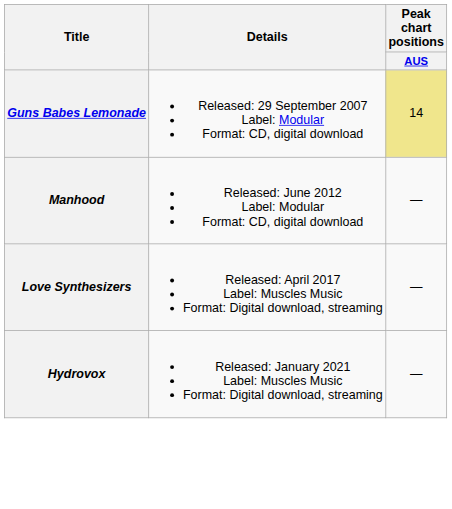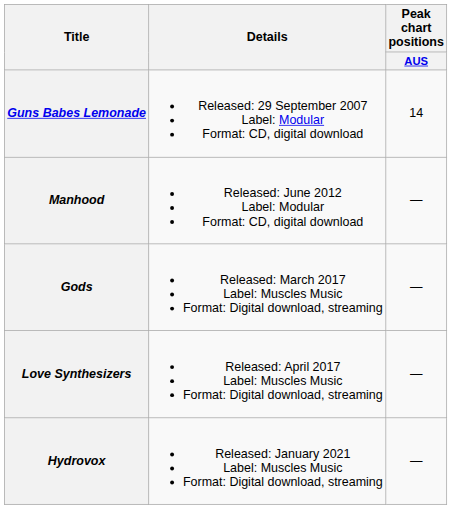(416, 113) khaki background -> (416, 113) no background
+ row: (77, 287)
